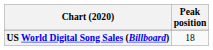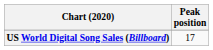(190, 38) 18 -> (190, 38) 17
